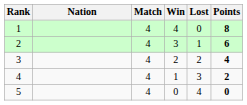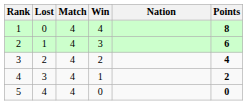columns swapped: (82, 12) <-> (199, 12)
